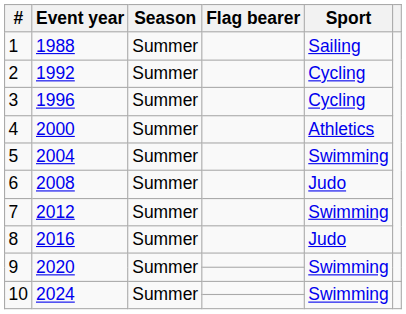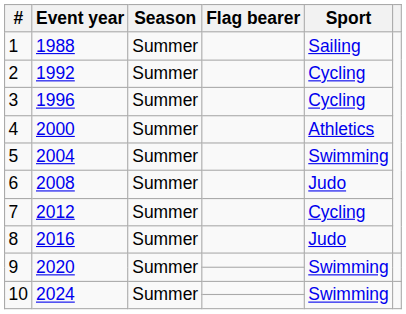(348, 211) Swimming -> (337, 211) Cycling
